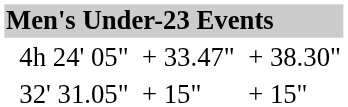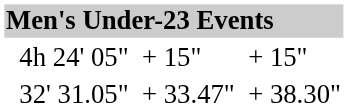(188, 57) + 33.47" -> (172, 57) + 15"
(295, 57) + 38.30" -> (278, 57) + 15"
(172, 94) + 15" -> (188, 94) + 33.47"
(278, 94) + 15" -> (295, 94) + 38.30"
